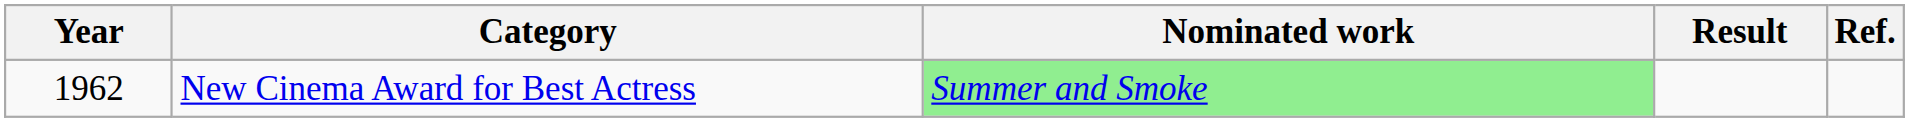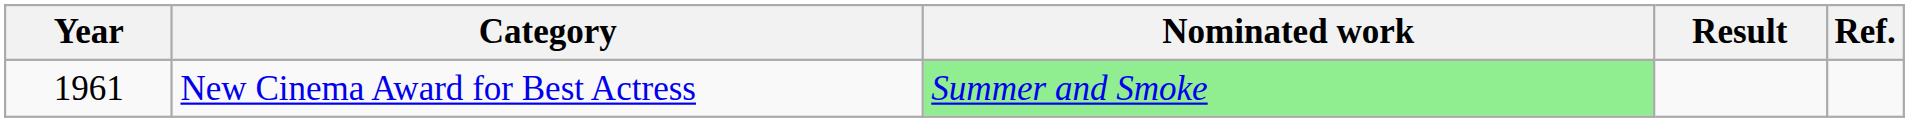(89, 87) 1962 -> (89, 87) 1961
